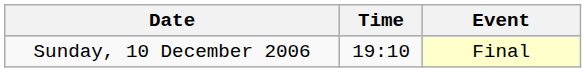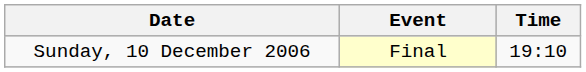columns swapped: (381, 20) <-> (501, 20)
